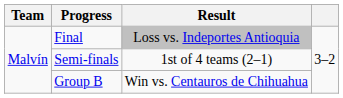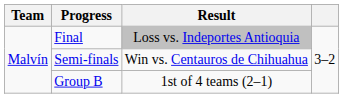(216, 59) 1st of 4 teams (2–1) -> (216, 59) Win vs. Centauros de Chihuahua
(216, 81) Win vs. Centauros de Chihuahua -> (216, 81) 1st of 4 teams (2–1)
